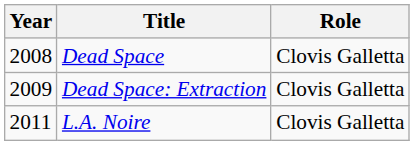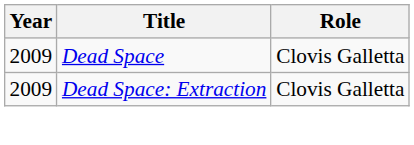(31, 55) 2008 -> (31, 55) 2009
- row: (106, 122)
